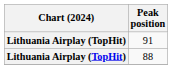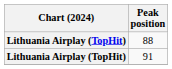rows swapped: (148, 56) <-> (148, 40)
